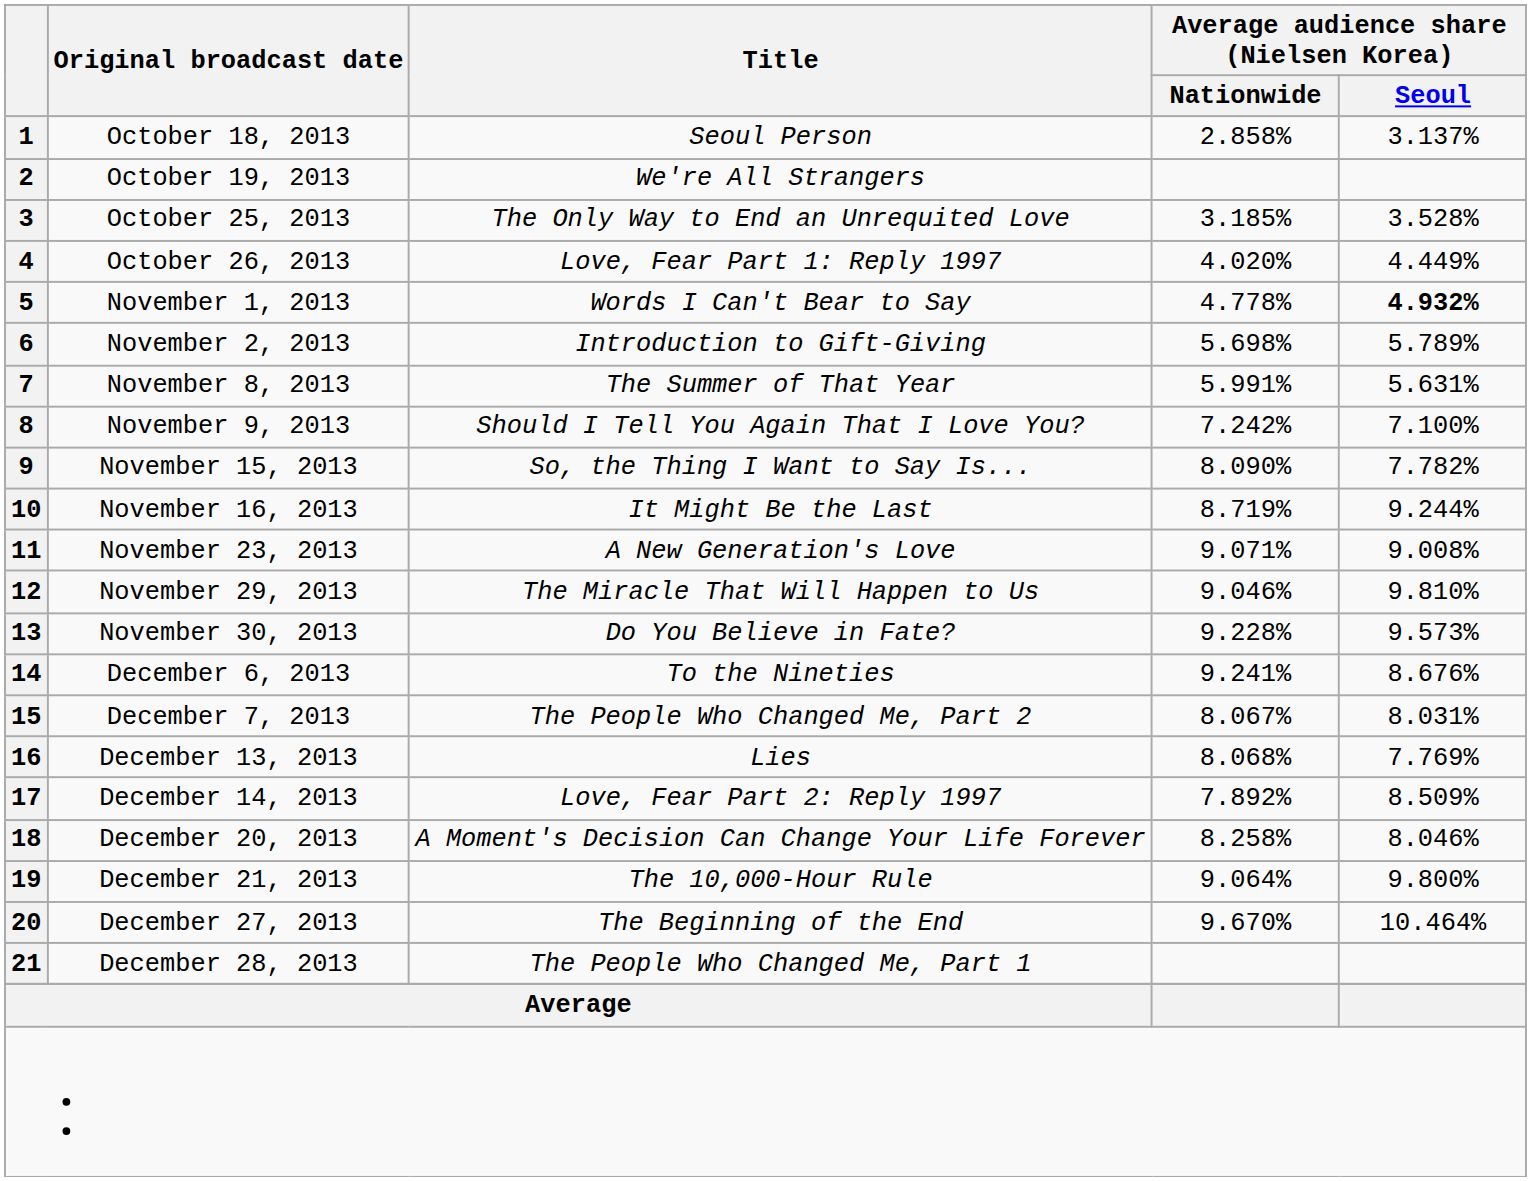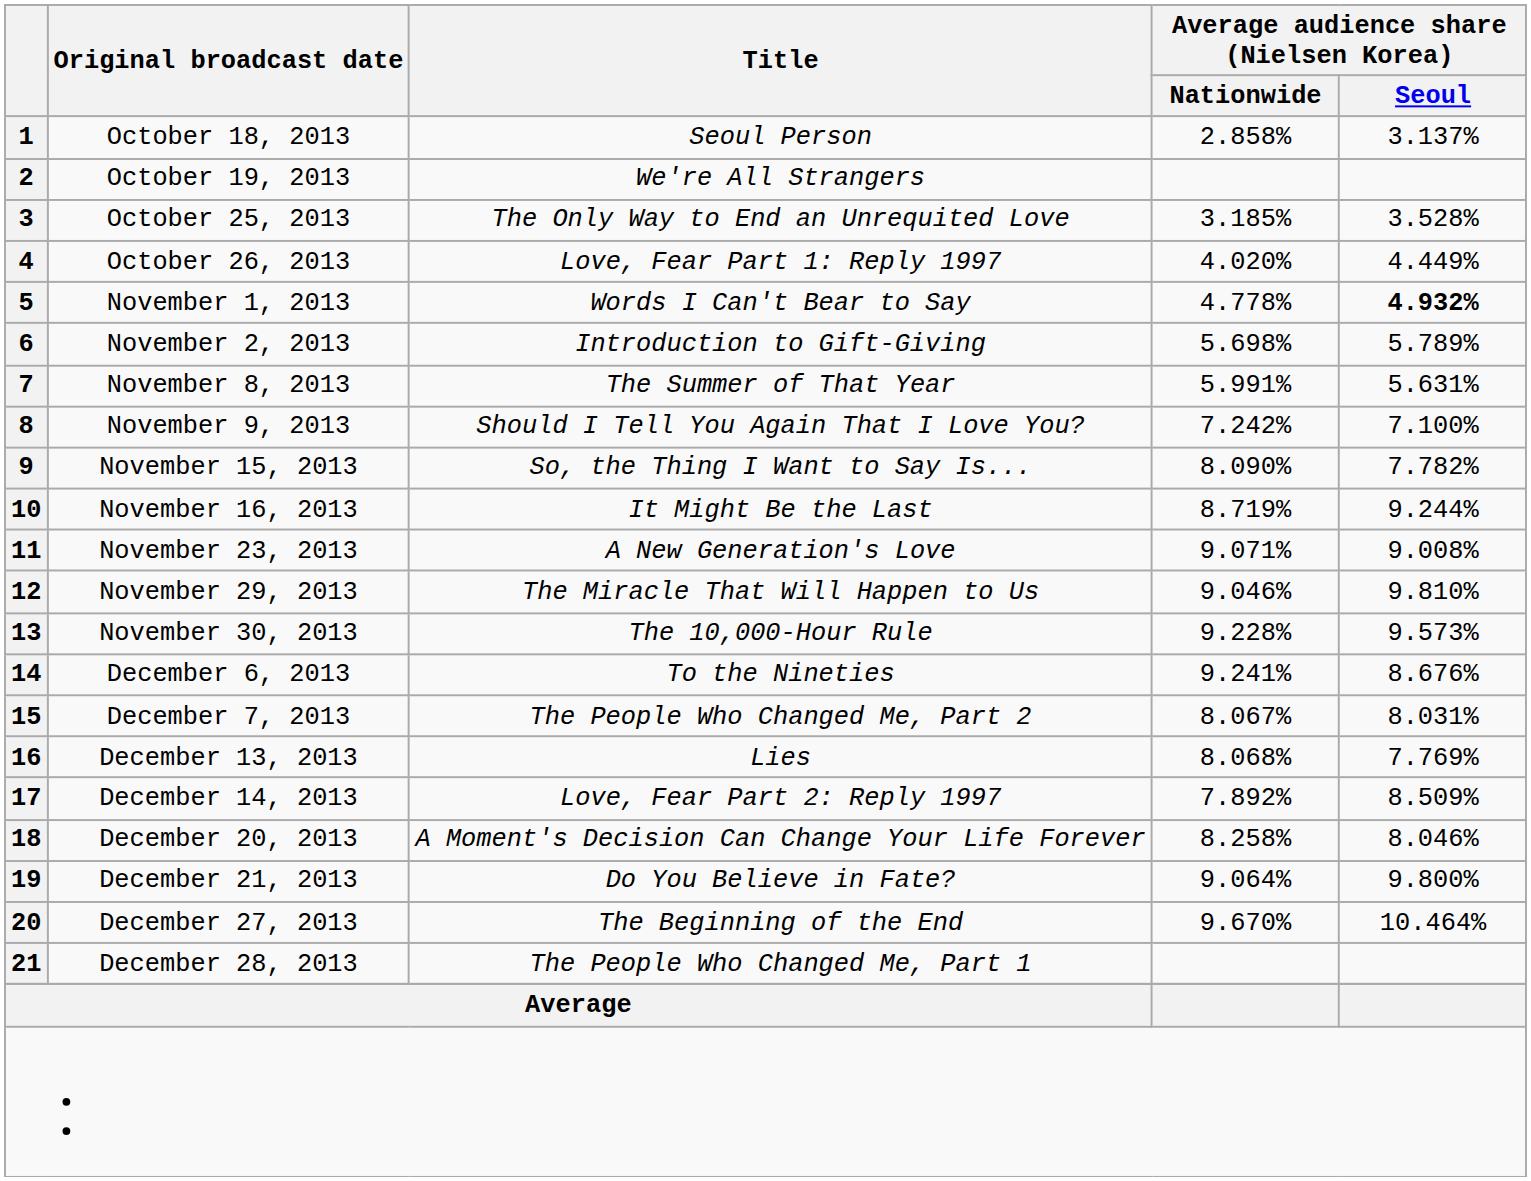(781, 633) Do You Believe in Fate? -> (781, 633) The 10,000-Hour Rule
(781, 881) The 10,000-Hour Rule -> (781, 881) Do You Believe in Fate?
